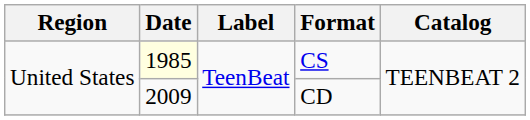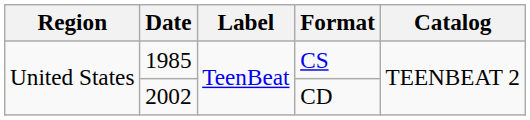(168, 59) lightyellow background -> (168, 59) no background
(168, 96) 2009 -> (168, 96) 2002
